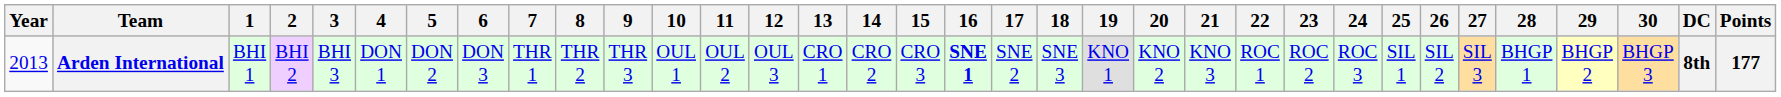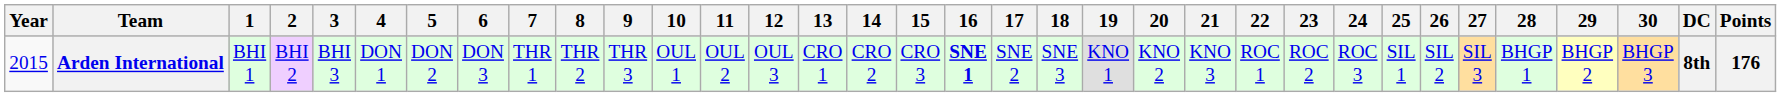(29, 63) 2013 -> (29, 63) 2015
(1746, 63) 177 -> (1746, 63) 176
